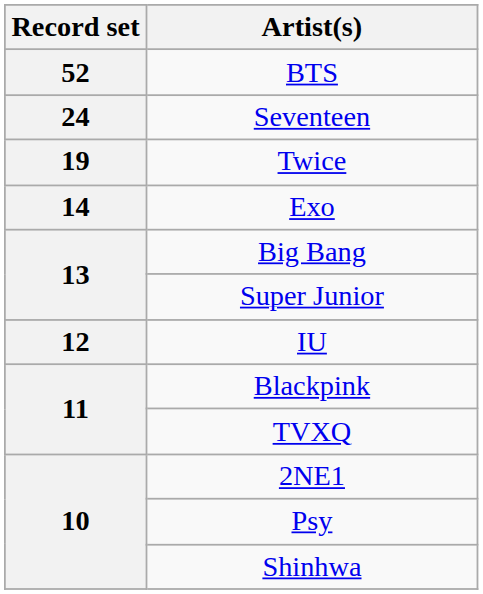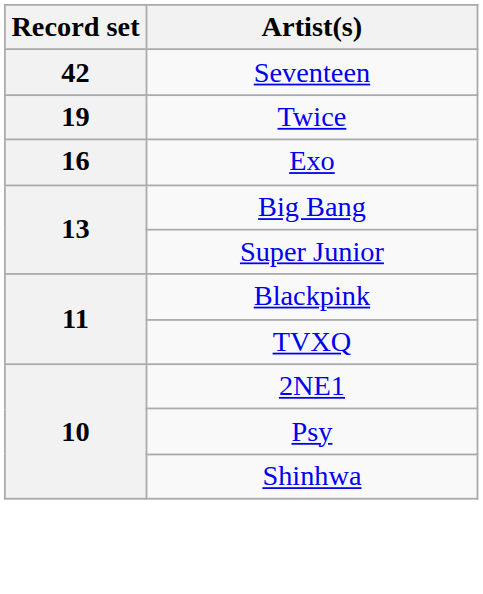- row: (312, 71)
(75, 116) 24 -> (75, 71) 42
(75, 206) 14 -> (75, 161) 16
- row: (312, 341)
